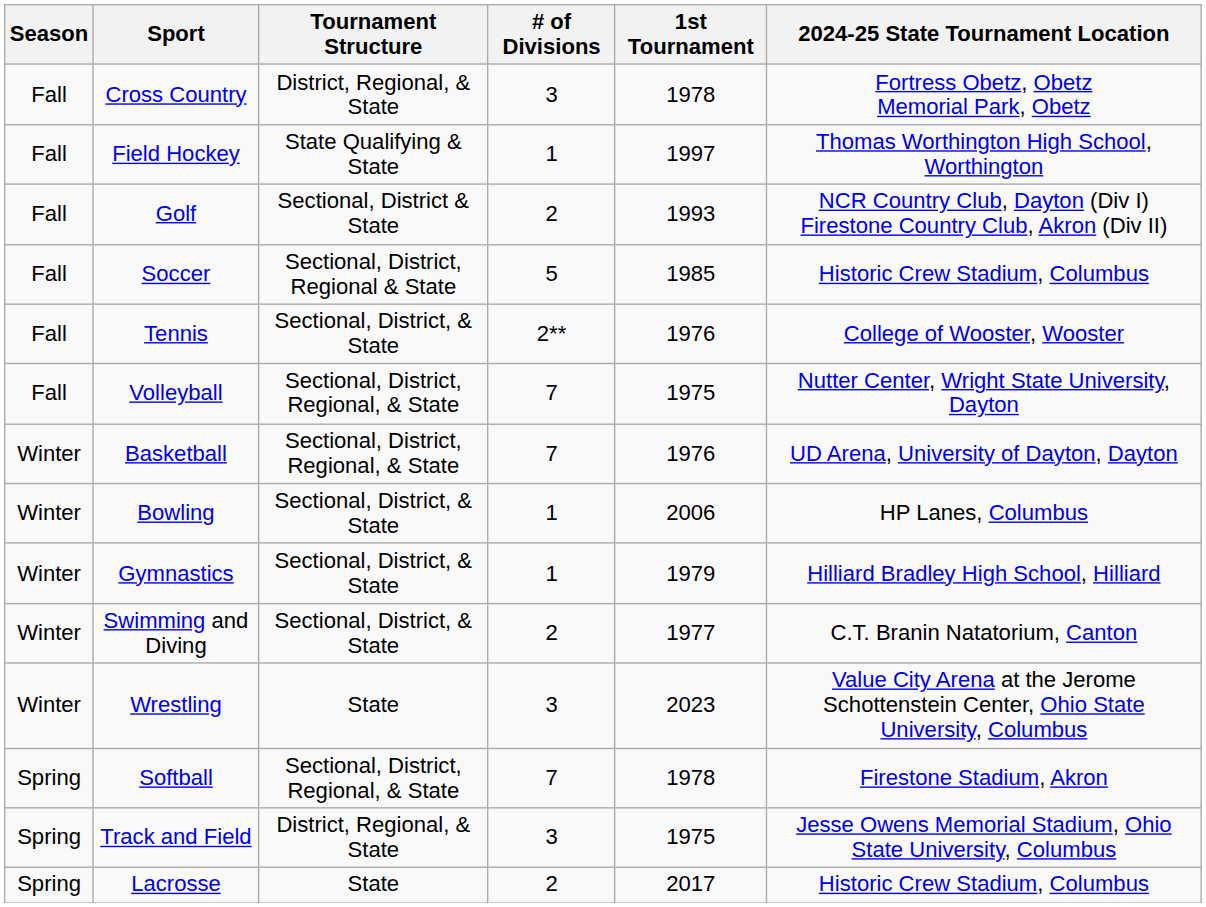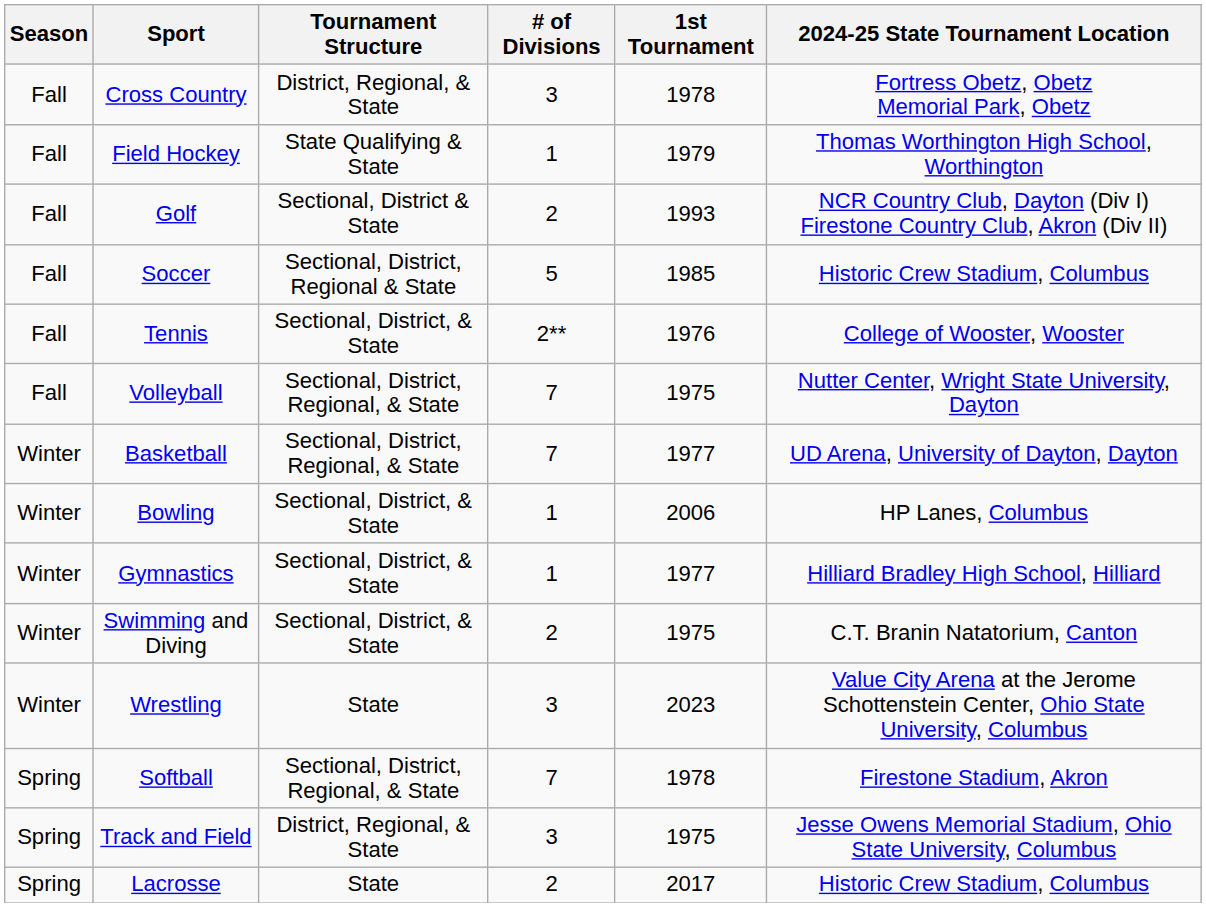(691, 154) 1997 -> (691, 154) 1979
(691, 453) 1976 -> (691, 453) 1977
(691, 573) 1979 -> (691, 573) 1977
(691, 633) 1977 -> (691, 633) 1975
